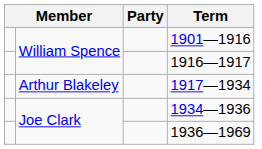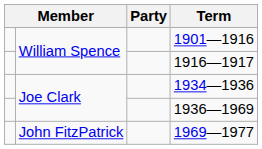- row: (211, 86)
+ row: (214, 132)
